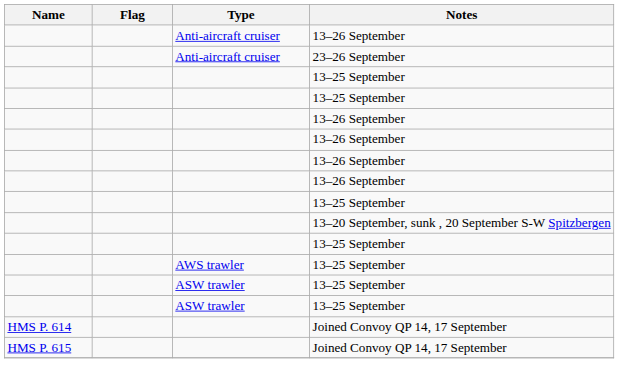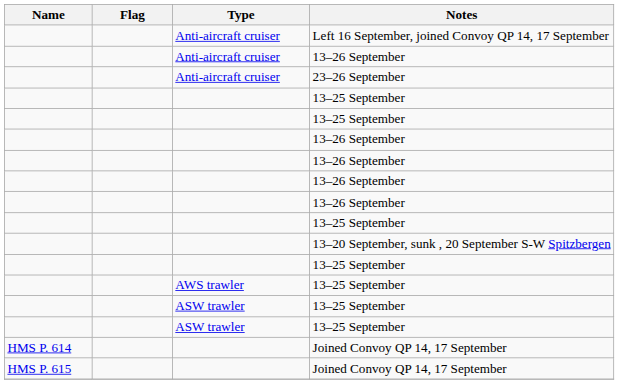+ row: (228, 35)
